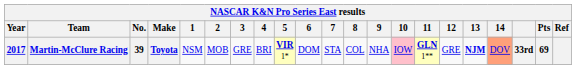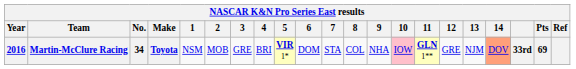(16, 50) 2017 -> (16, 50) 2016
(139, 50) 39 -> (139, 50) 34
(475, 50) bold -> (474, 50) normal
